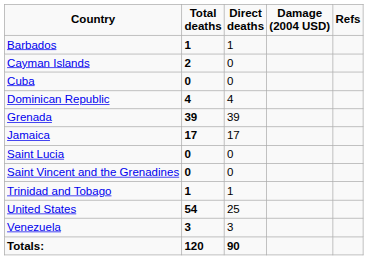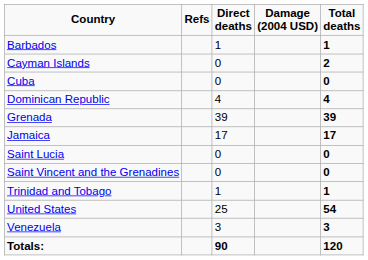columns swapped: (203, 20) <-> (348, 20)
